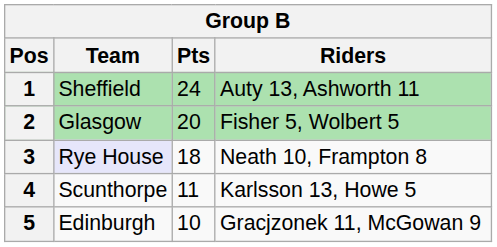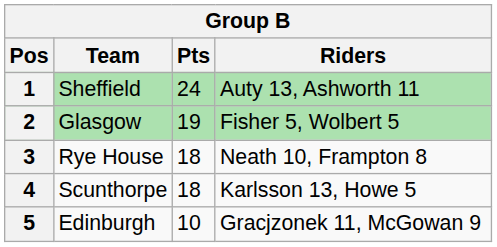(189, 122) 20 -> (189, 122) 19
(111, 156) lavender background -> (111, 156) no background
(188, 190) 11 -> (189, 190) 18
